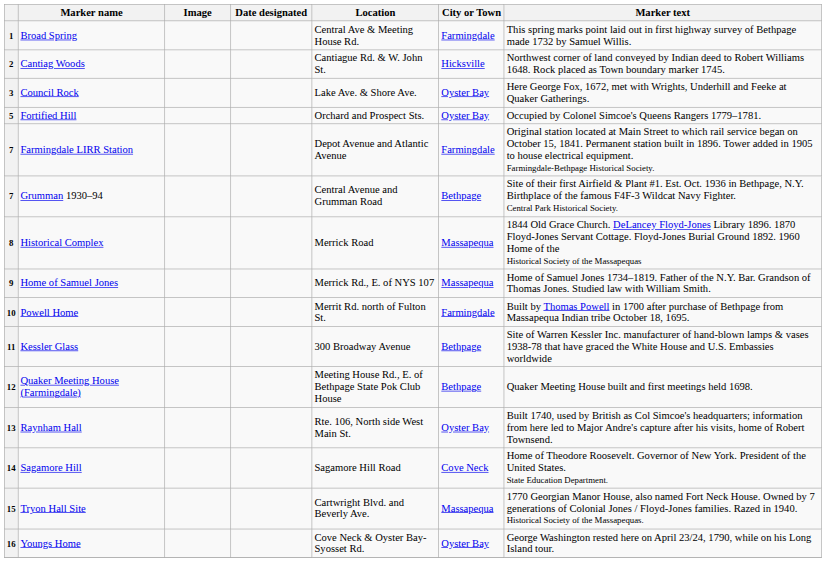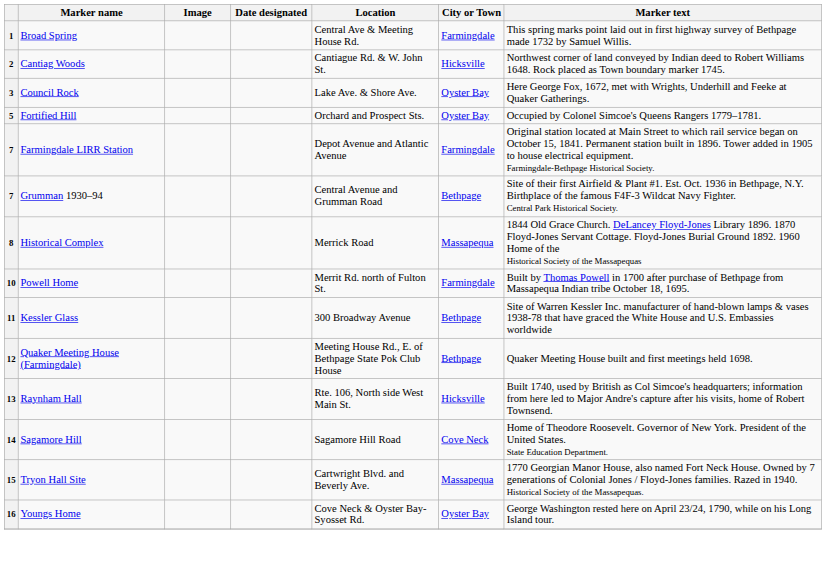- row: (11, 284)
(465, 427) Oyster Bay -> (463, 399) Hicksville
